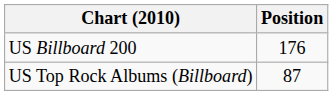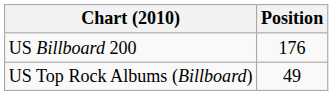(292, 76) 87 -> (292, 76) 49
